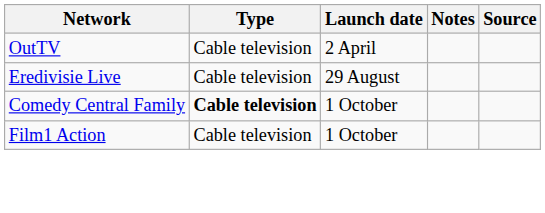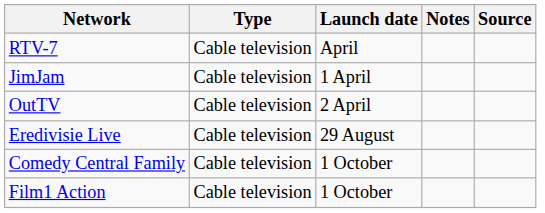+ row: (33, 47)
+ row: (37, 76)
(255, 105) bold -> (253, 163) normal
